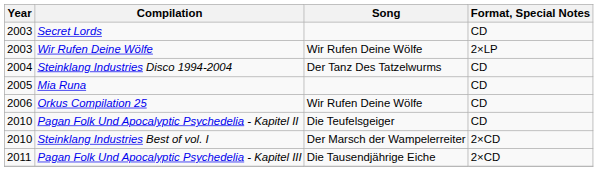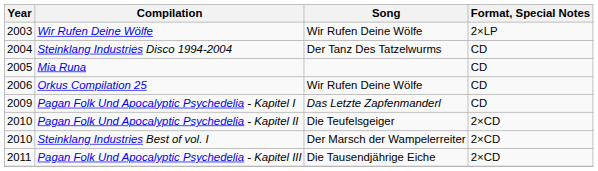- row: (70, 31)
+ row: (166, 103)
(479, 121) CD -> (485, 121) 2×CD
